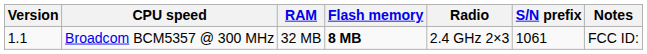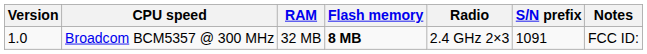(17, 37) 1.1 -> (17, 37) 1.0
(531, 37) 1061 -> (531, 37) 1091
